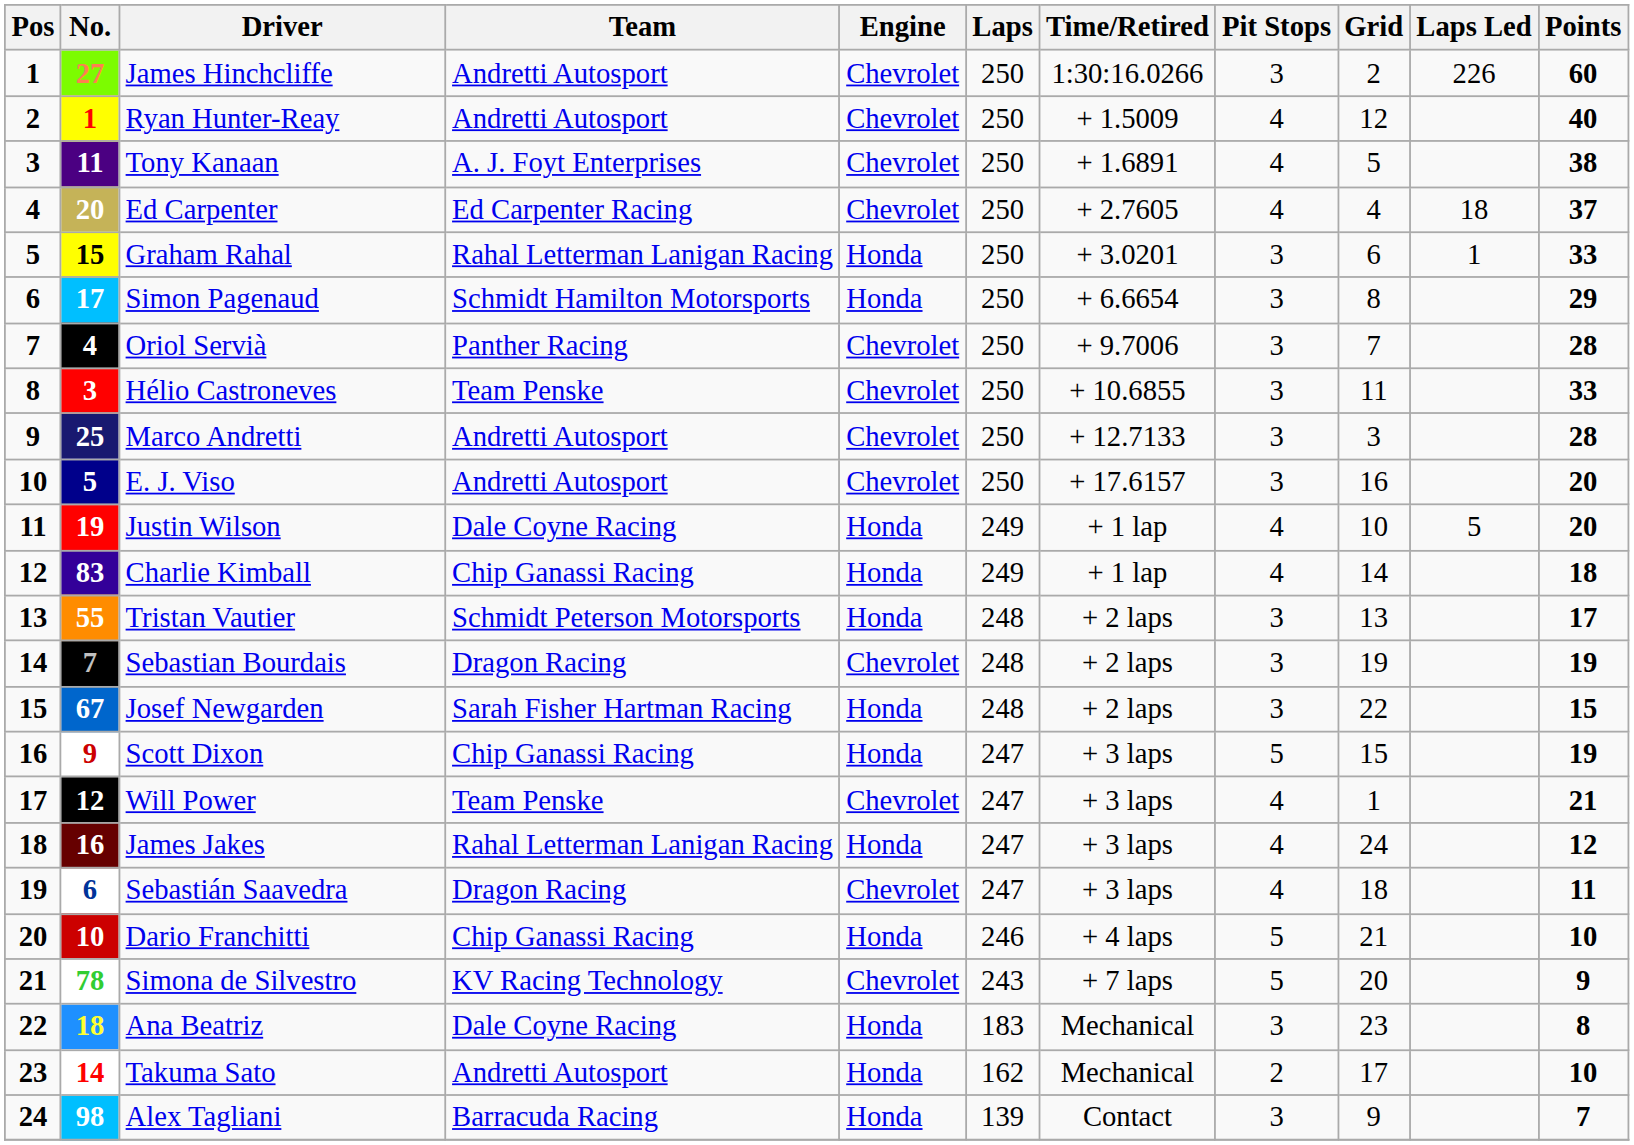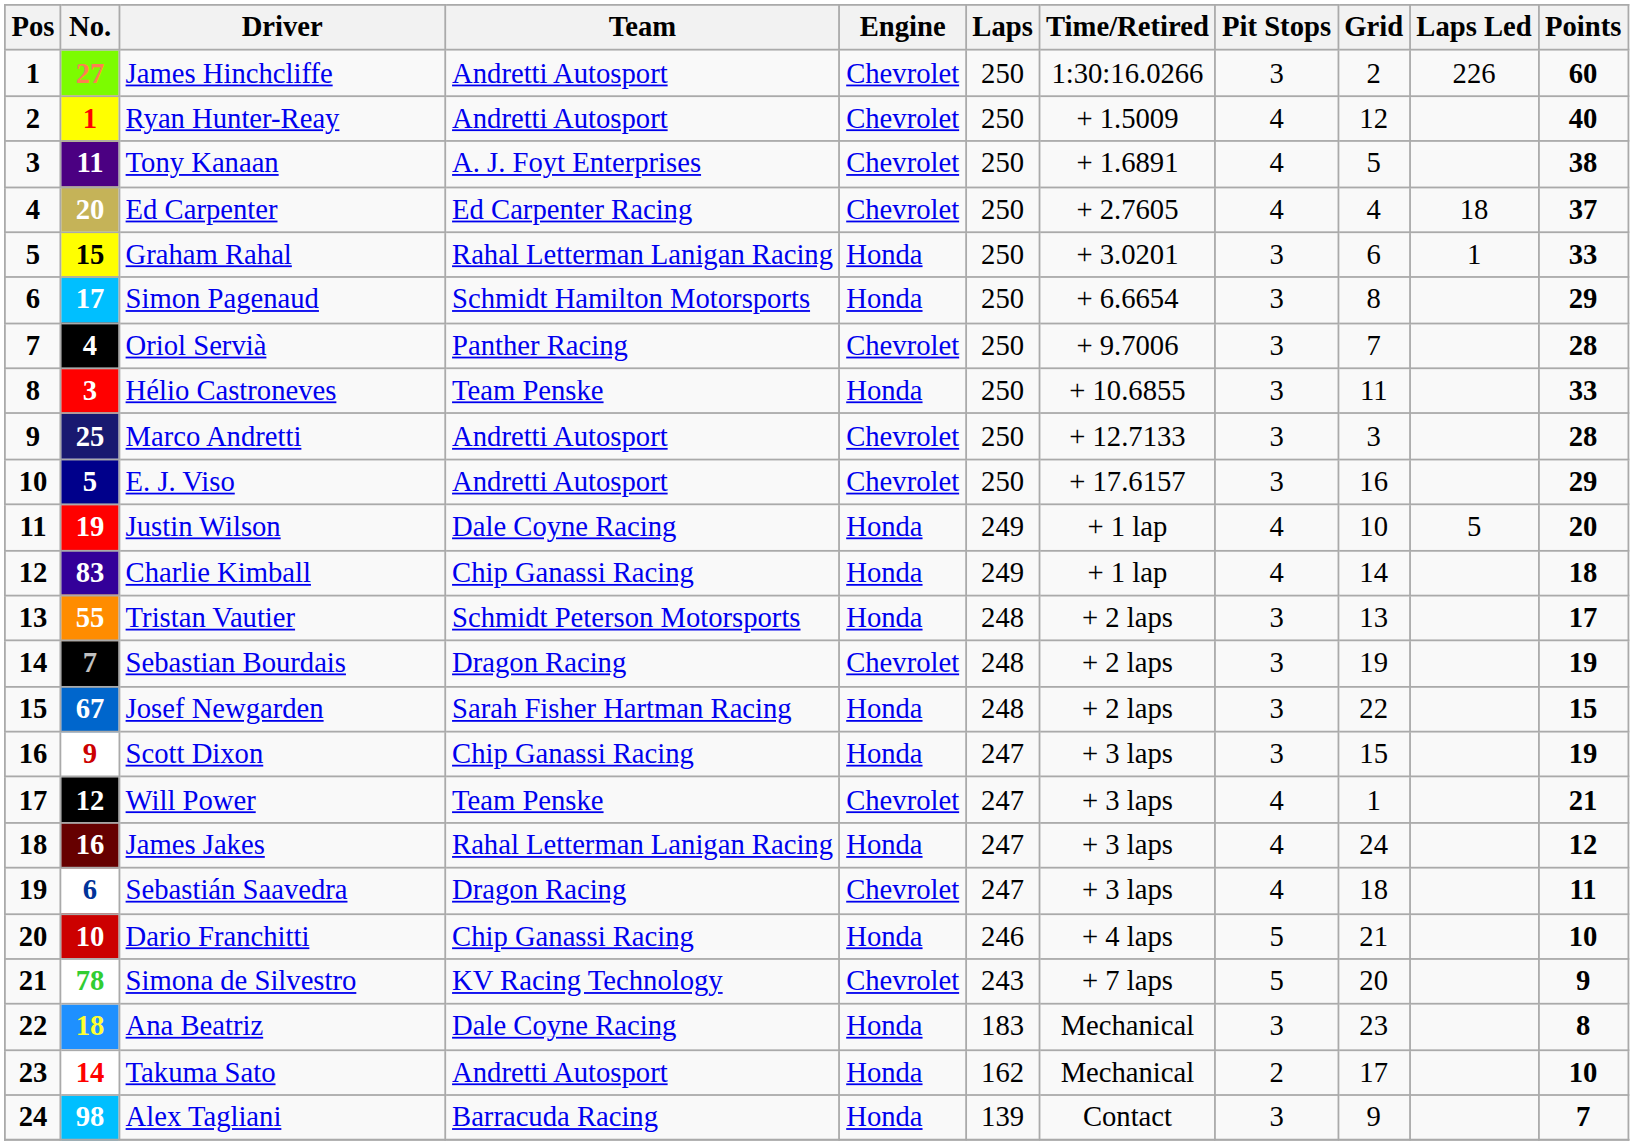(903, 390) Chevrolet -> (884, 390) Honda
(1583, 481) 20 -> (1583, 481) 29
(1277, 753) 5 -> (1277, 753) 3
